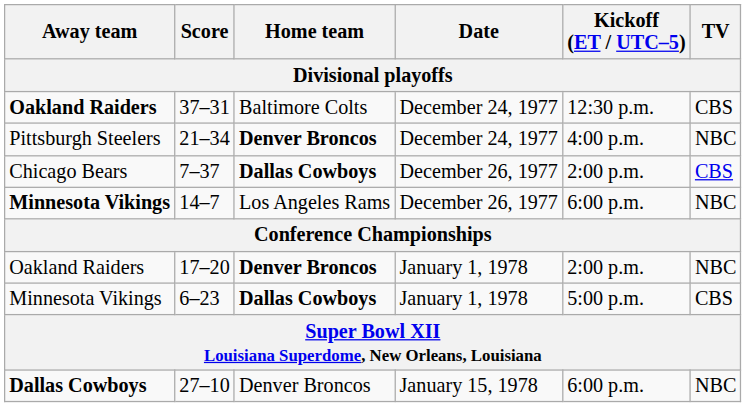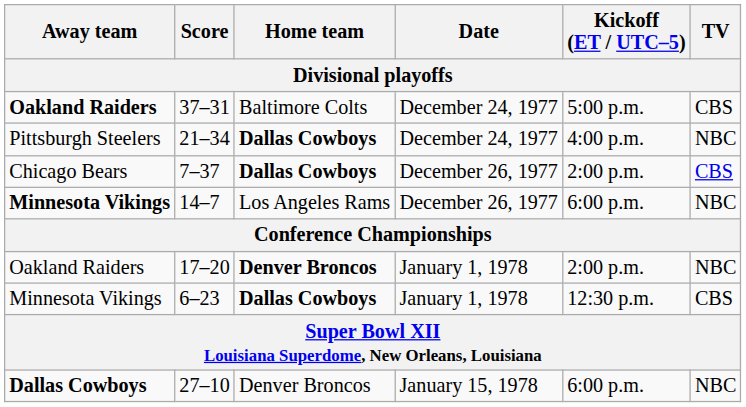(611, 107) 12:30 p.m. -> (606, 107) 5:00 p.m.
(308, 139) Denver Broncos -> (308, 139) Dallas Cowboys
(606, 298) 5:00 p.m. -> (611, 298) 12:30 p.m.
